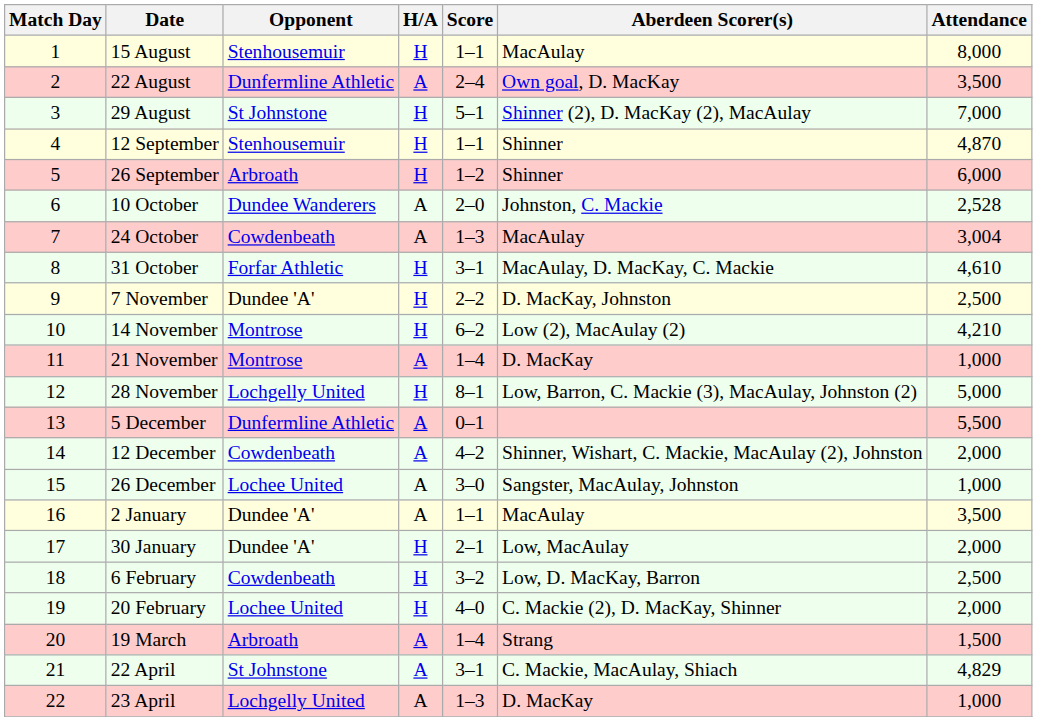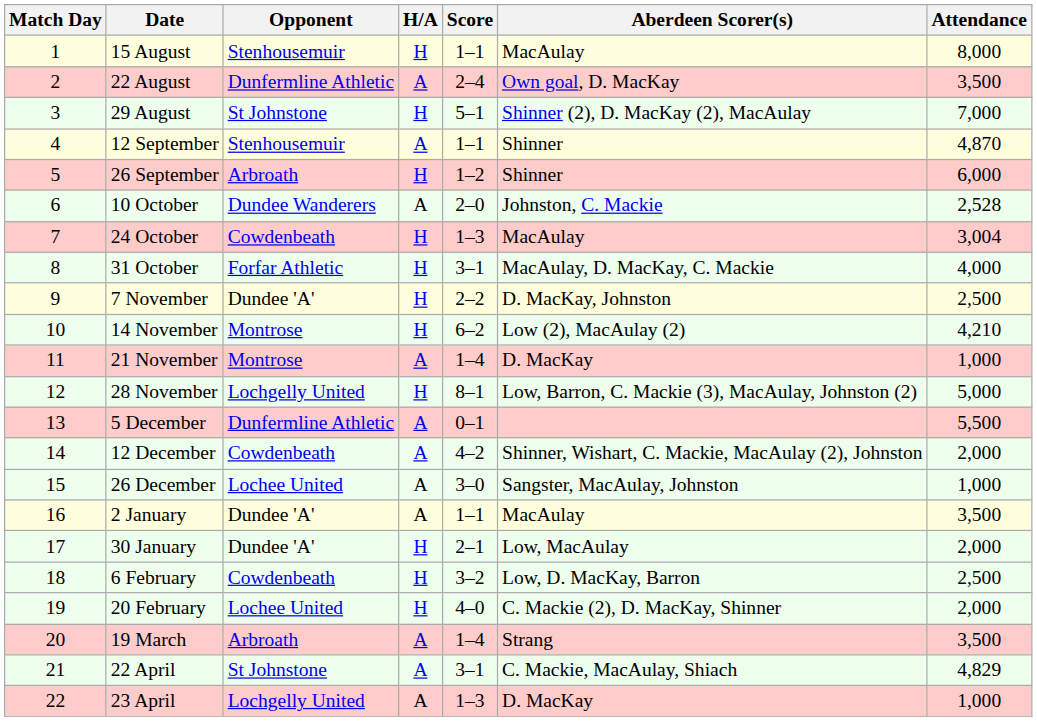(420, 143) H -> (420, 143) A
(420, 236) A -> (420, 236) H
(979, 267) 4,610 -> (979, 267) 4,000
(979, 639) 1,500 -> (979, 639) 3,500
